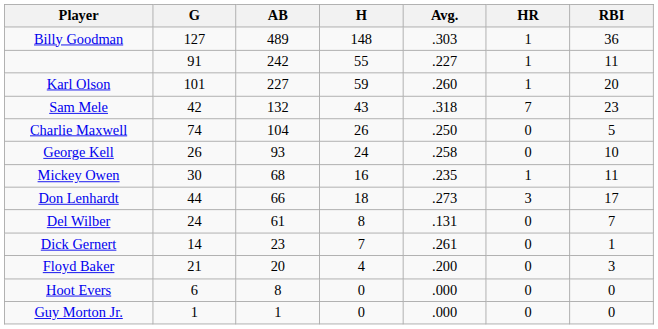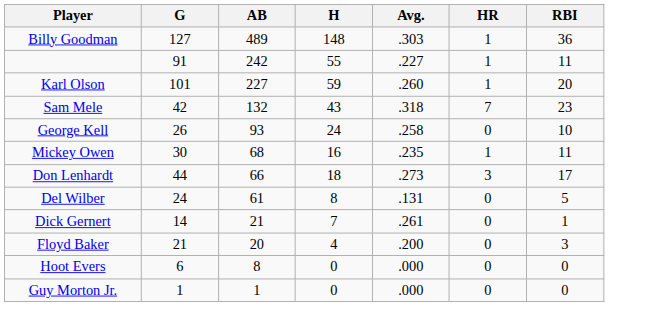- row: (79, 130)
(611, 221) 7 -> (565, 198) 5
(278, 244) 23 -> (257, 221) 21
